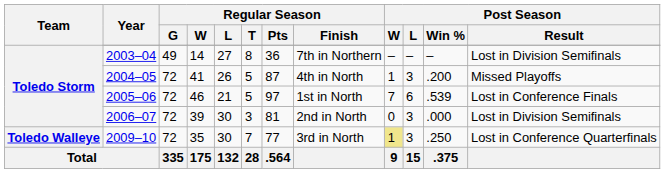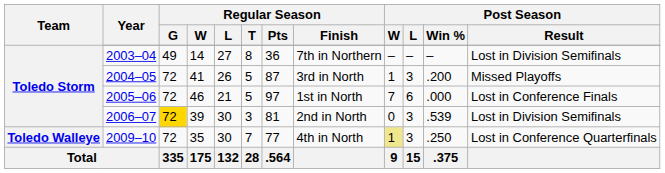(330, 76) 4th in North -> (330, 76) 3rd in North
(439, 97) .539 -> (439, 97) .000
(169, 117) no background -> (169, 117) gold background
(439, 117) .000 -> (439, 117) .539
(330, 138) 3rd in North -> (330, 138) 4th in North
